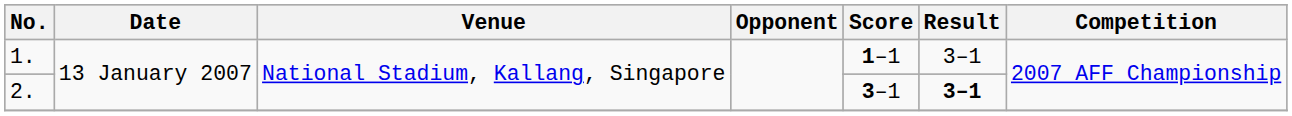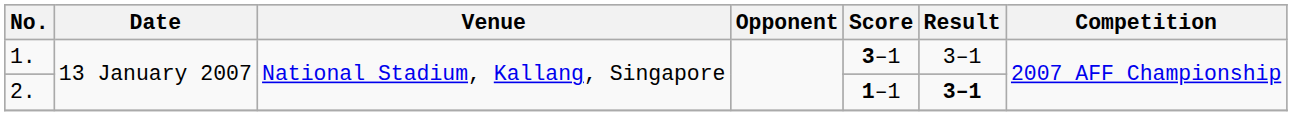(881, 57) 1–1 -> (881, 57) 3–1
(881, 92) 3–1 -> (881, 92) 1–1
